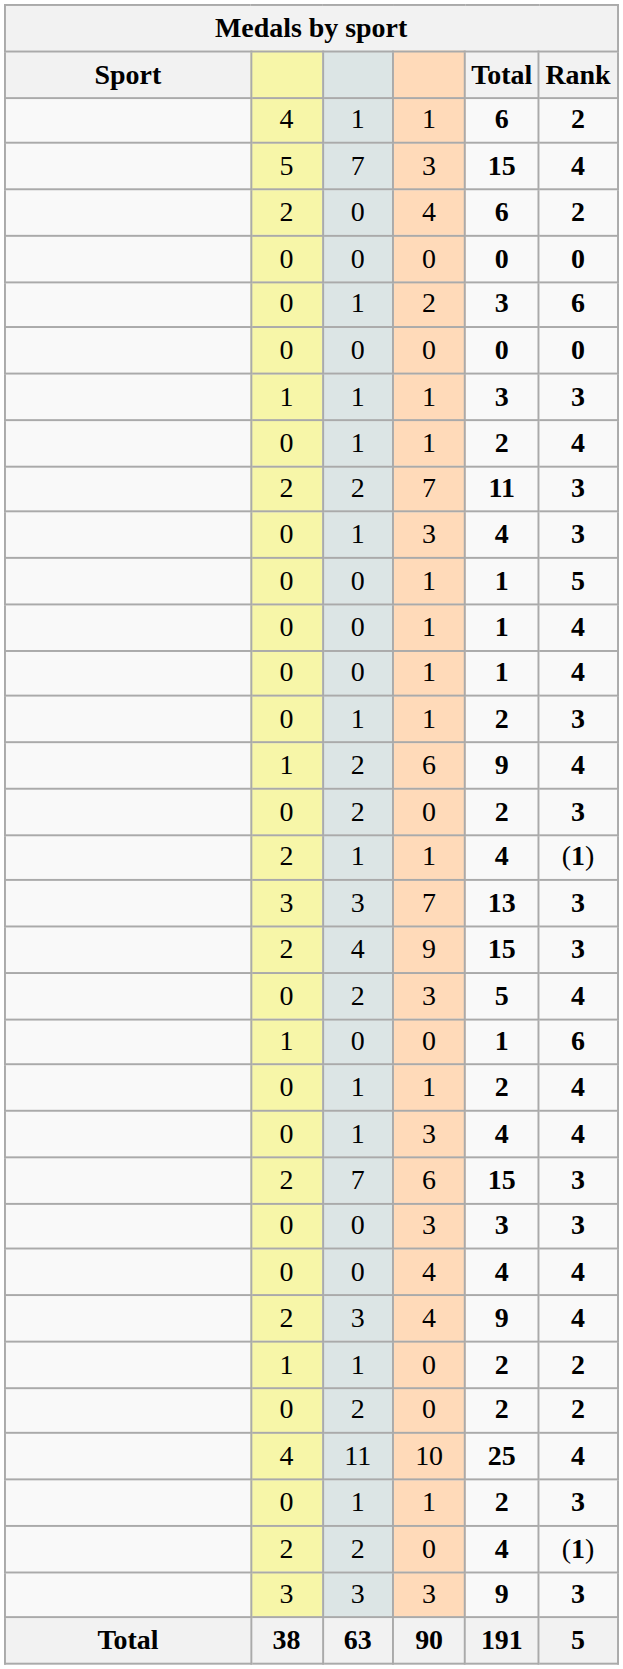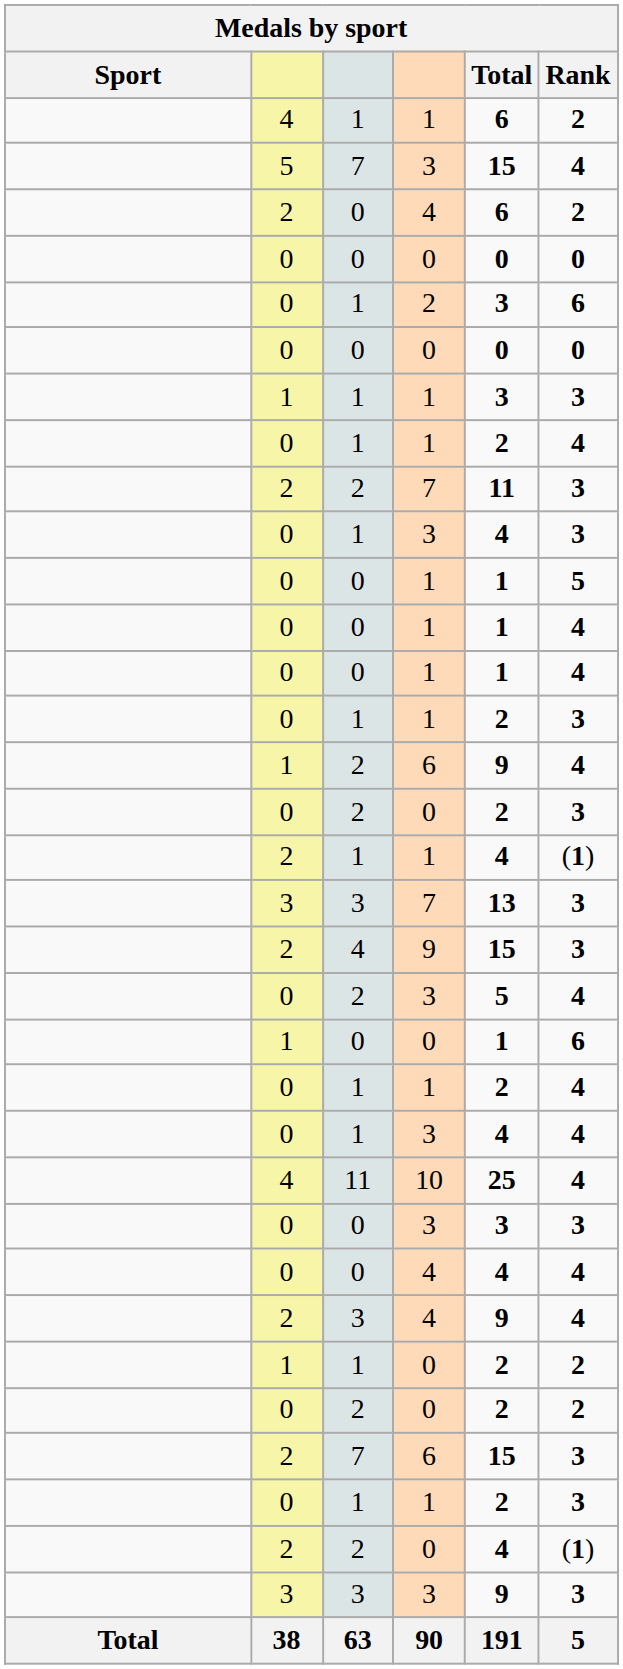rows swapped: (358, 1456) <-> (358, 1179)
